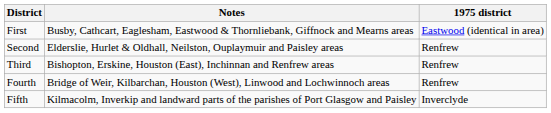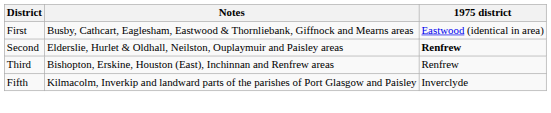(440, 47) normal -> (441, 47) bold
- row: (21, 82)
